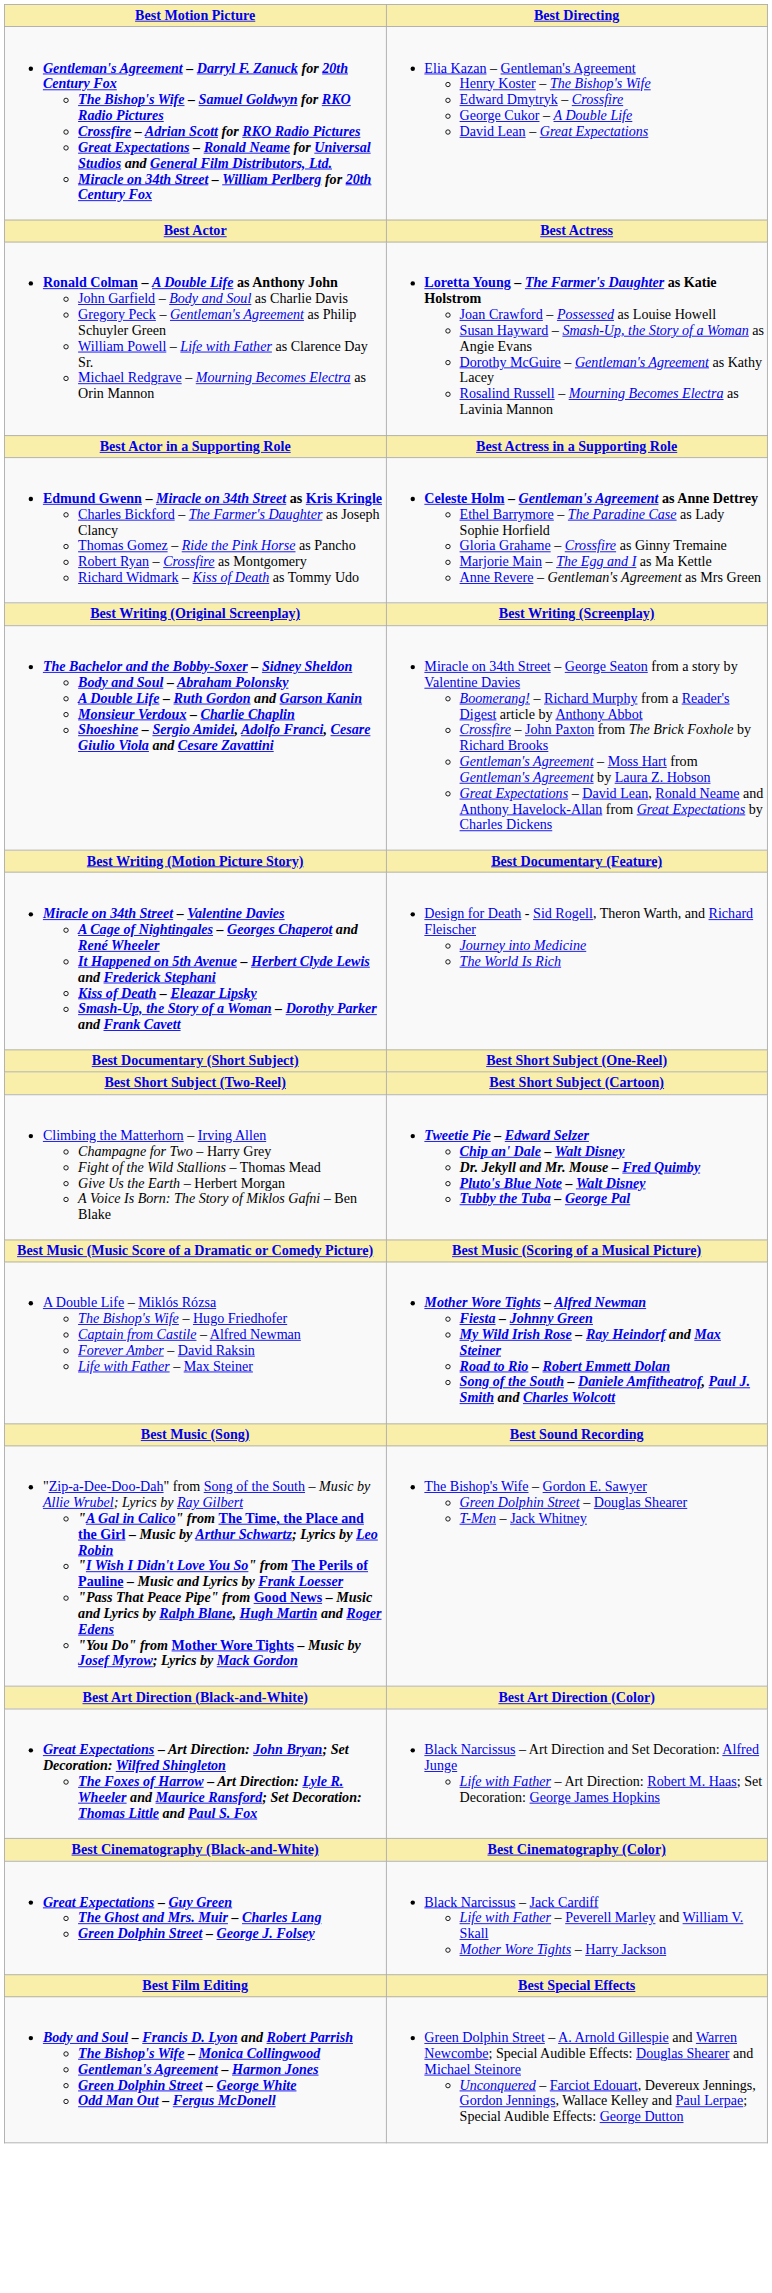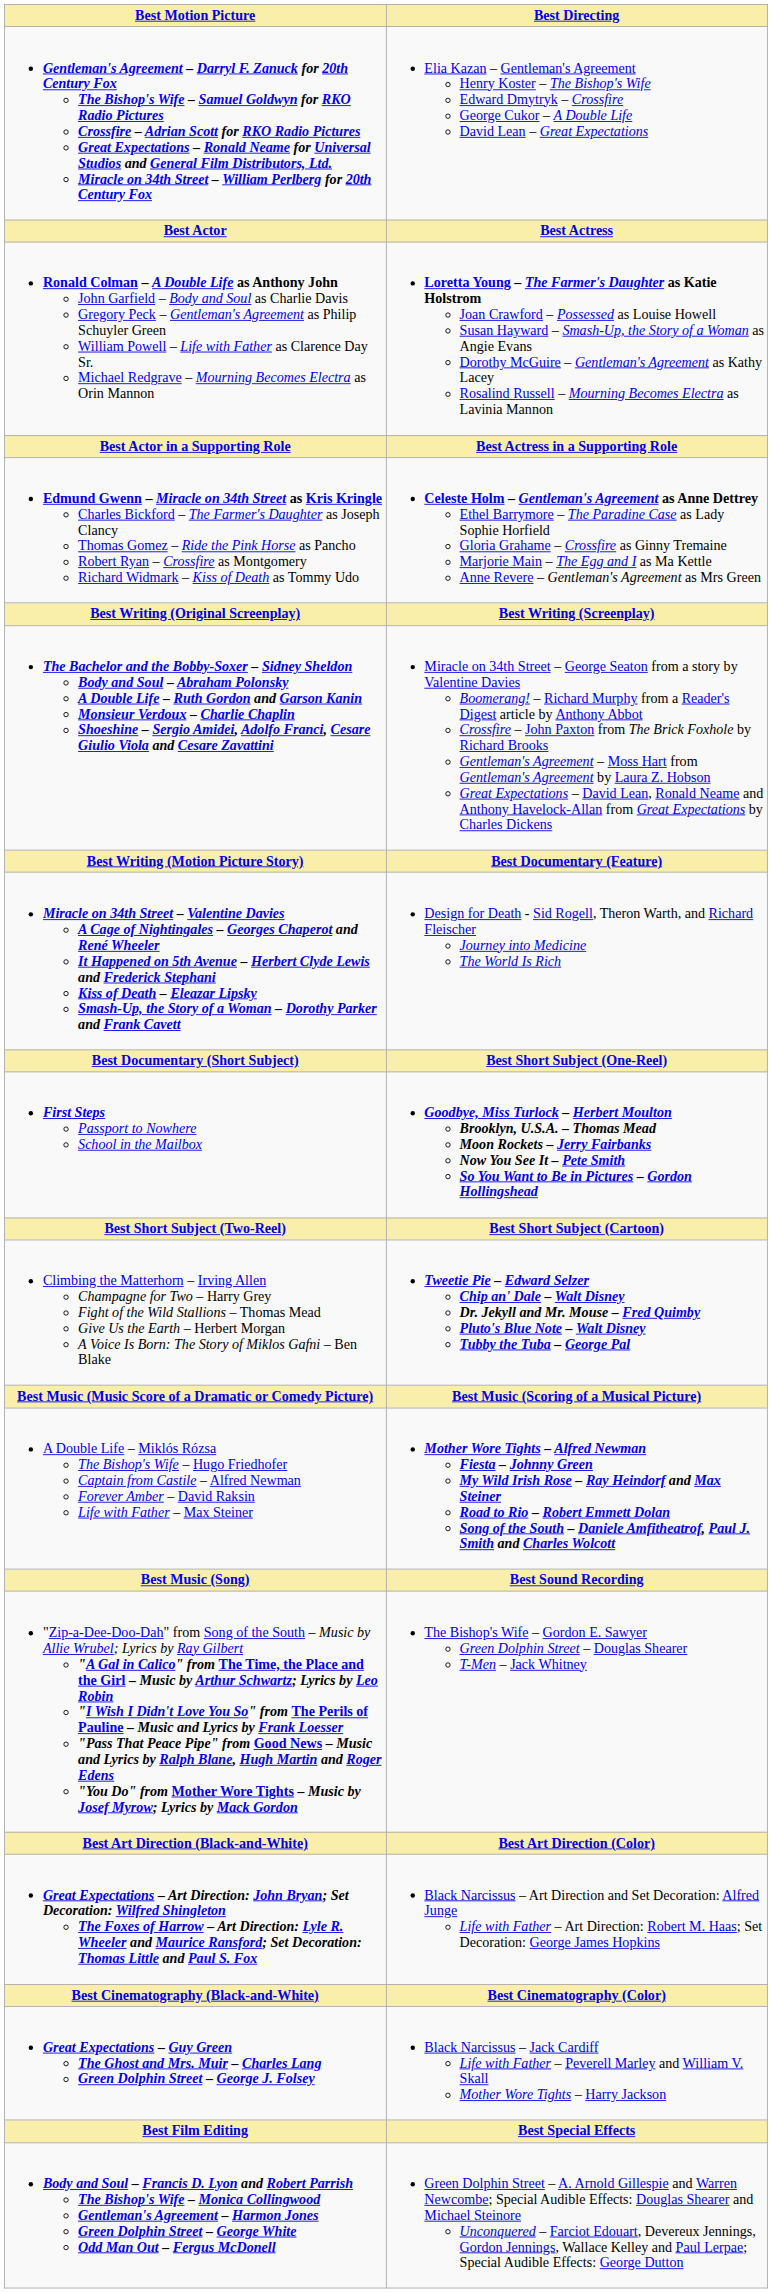+ row: (195, 1129)
